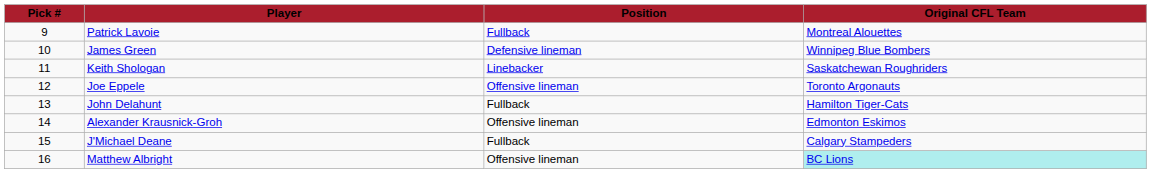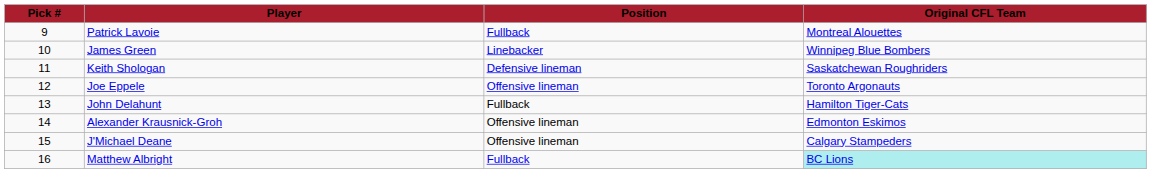(534, 50) Defensive lineman -> (515, 50) Linebacker
(515, 68) Linebacker -> (534, 68) Defensive lineman
(508, 141) Fullback -> (533, 141) Offensive lineman
(533, 159) Offensive lineman -> (508, 159) Fullback
